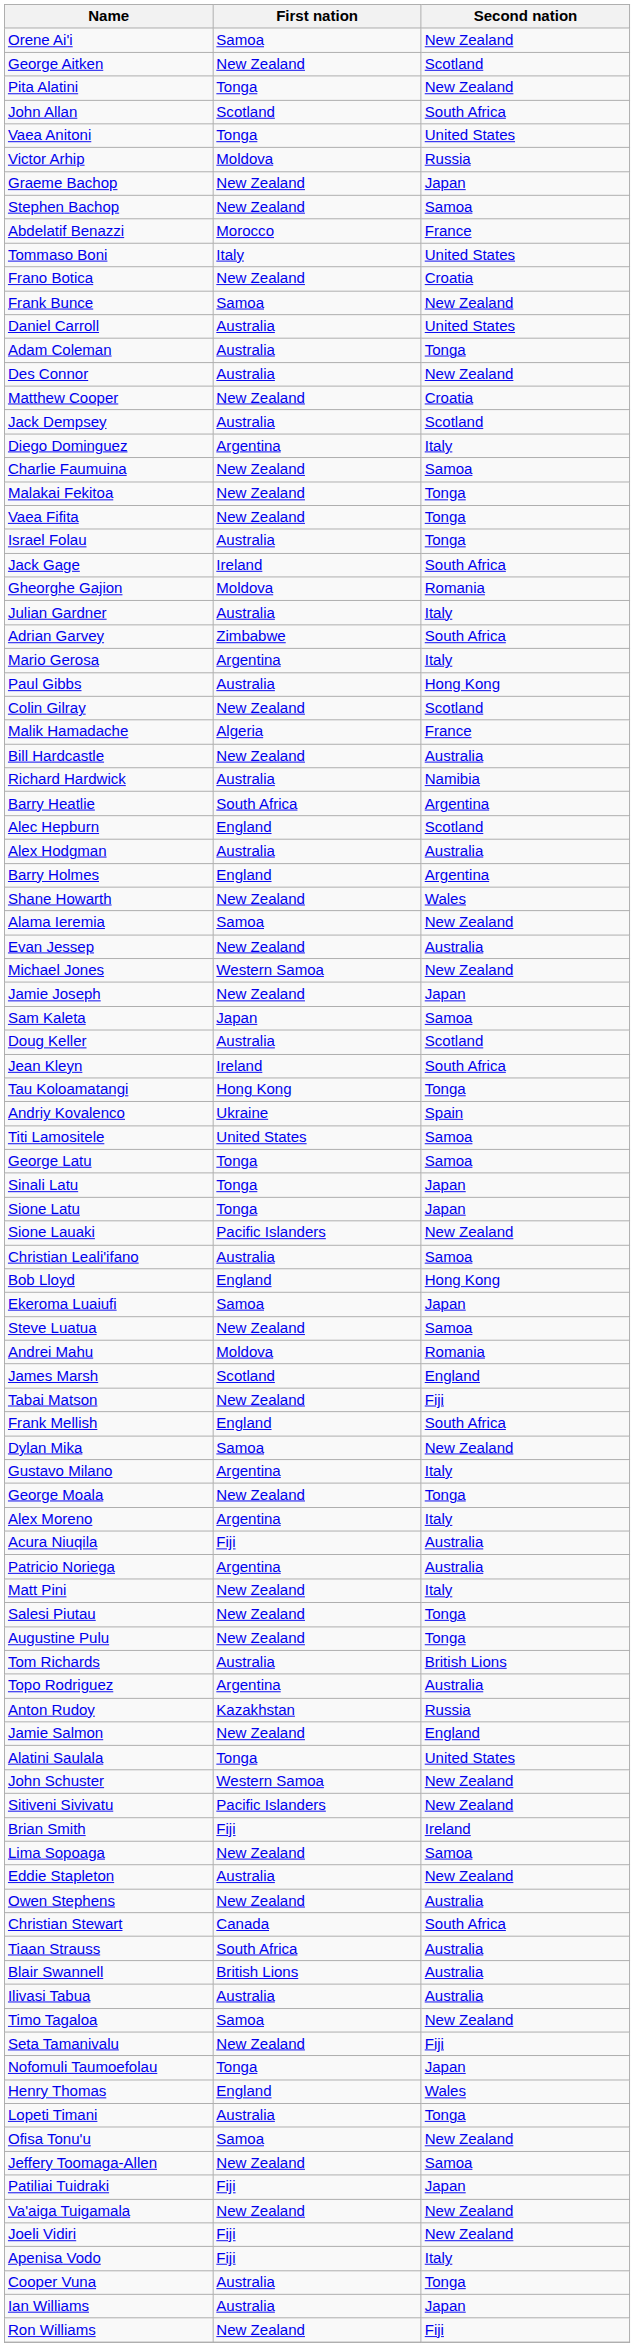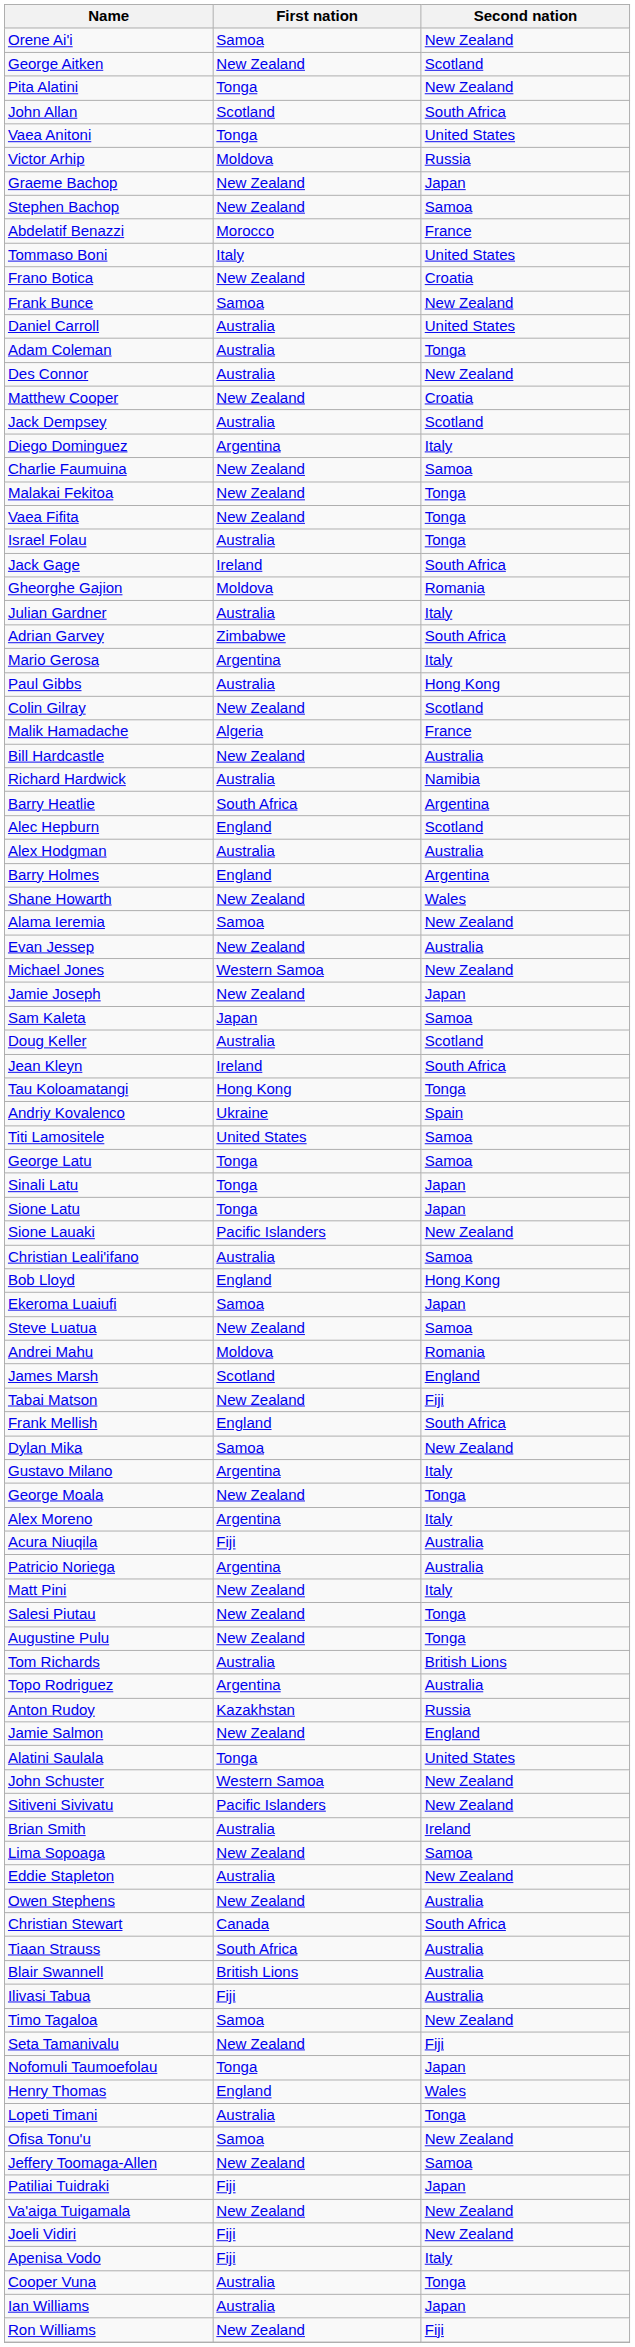(226, 1829) Fiji -> (246, 1829) Australia
(246, 1996) Australia -> (226, 1996) Fiji
